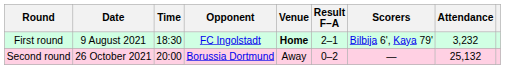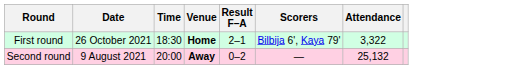- column: (230, 18)
(113, 40) 9 August 2021 -> (113, 40) 26 October 2021
(465, 40) 3,232 -> (373, 40) 3,322
(113, 56) 26 October 2021 -> (113, 56) 9 August 2021
(294, 56) normal -> (202, 56) bold
